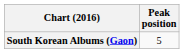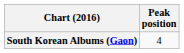(159, 40) 5 -> (159, 40) 4
